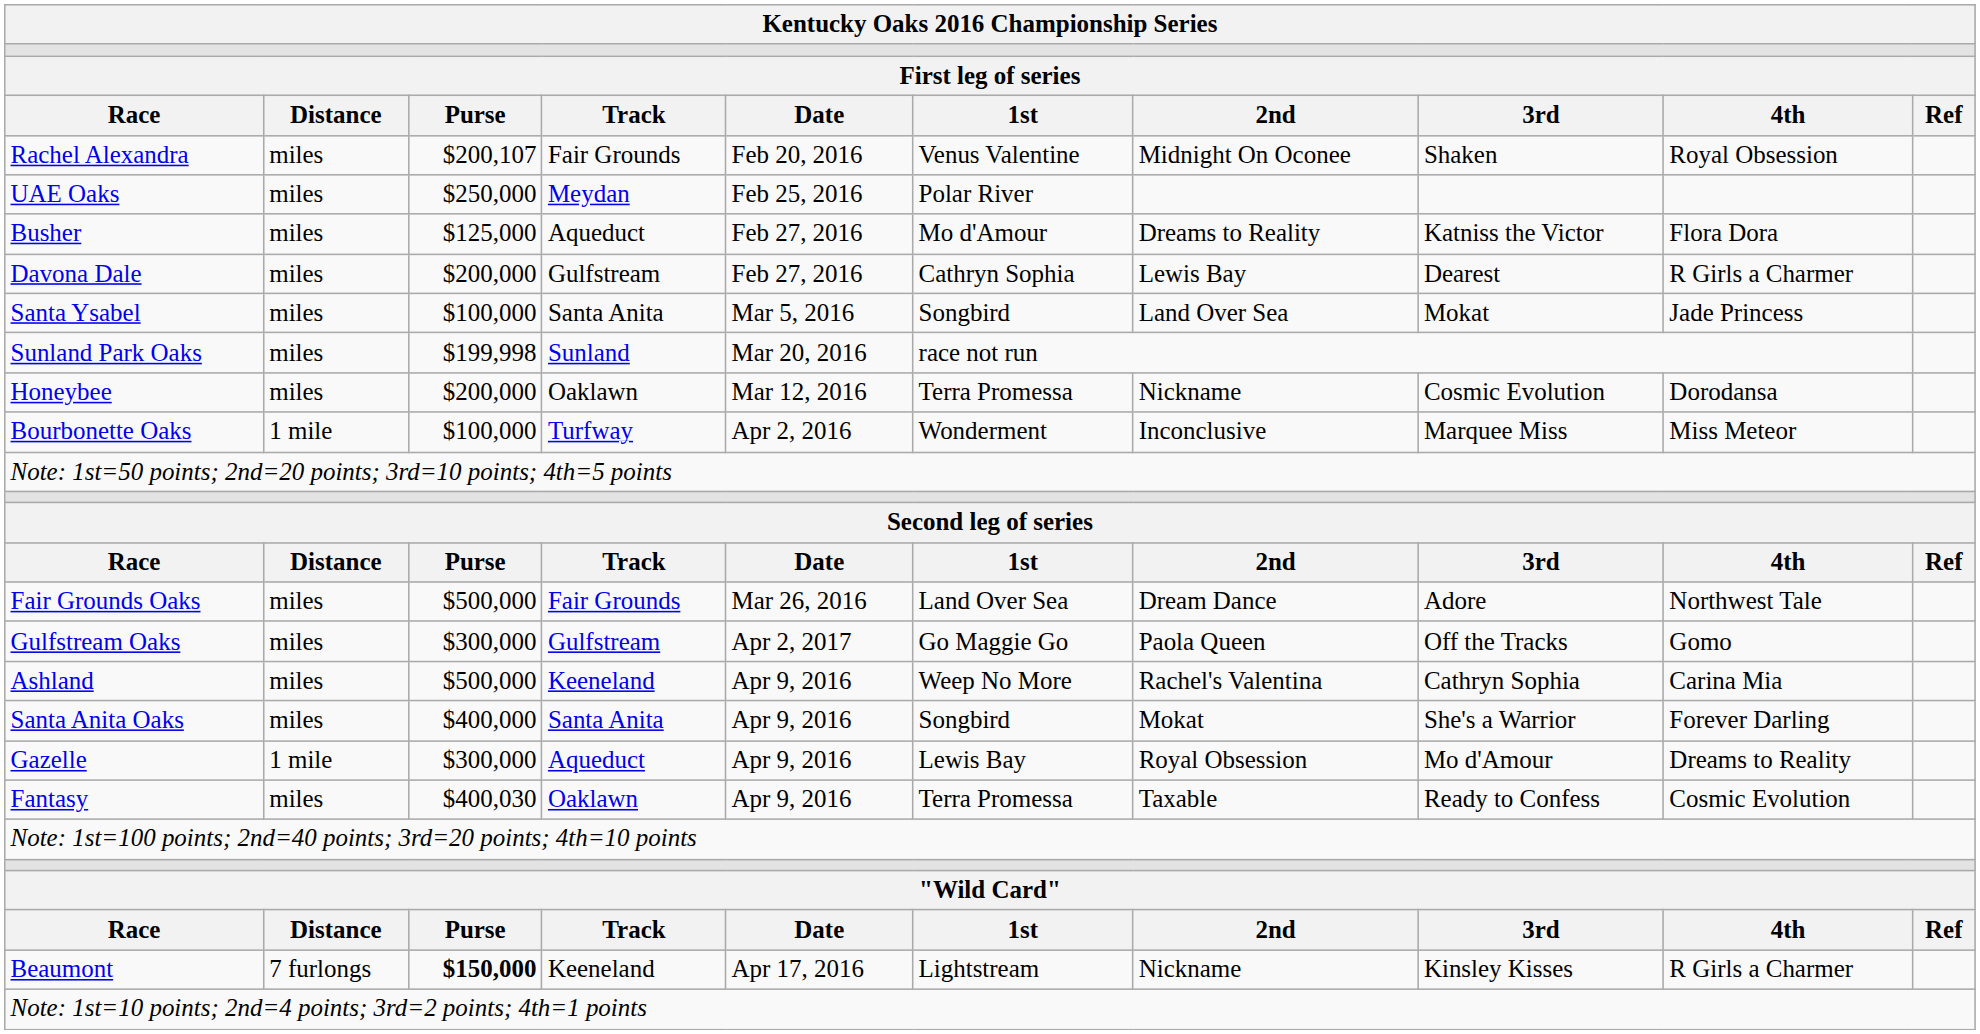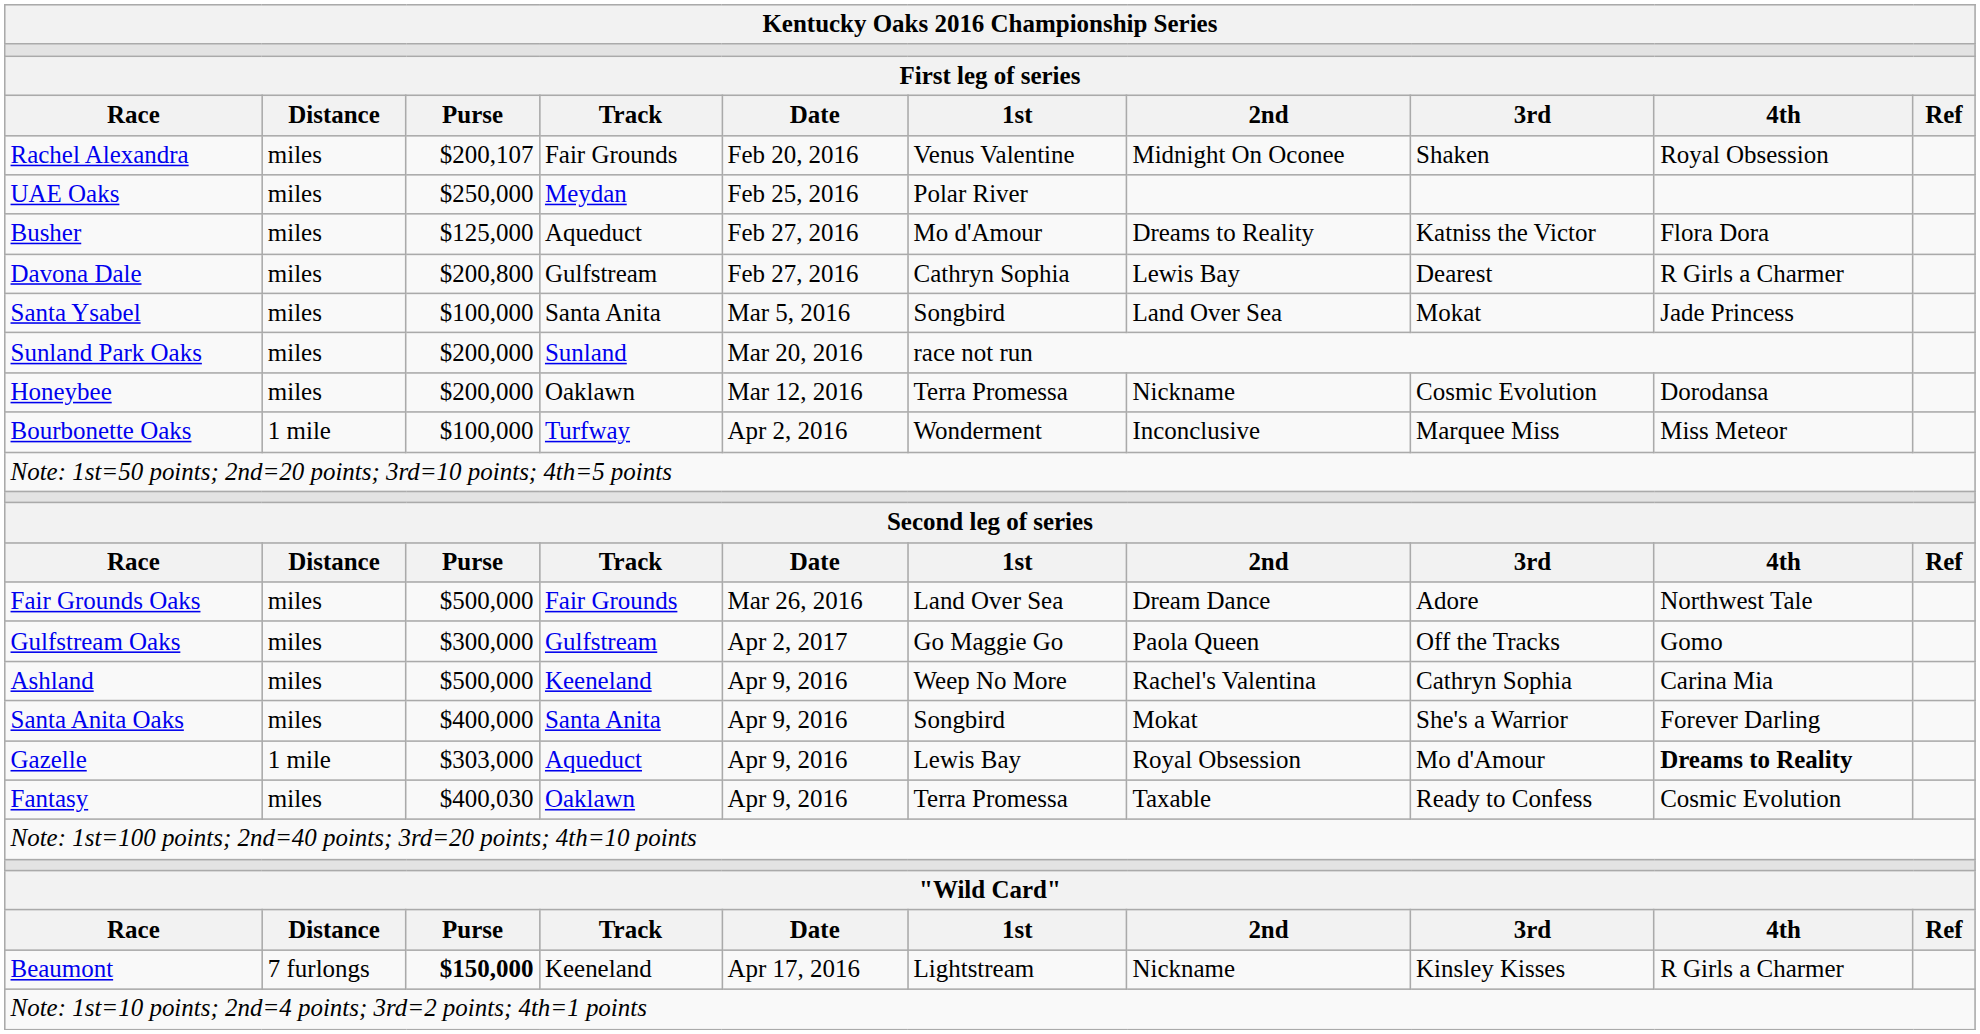(490, 273) $200,000 -> (487, 273) $200,800
(490, 352) $199,998 -> (487, 352) $200,000
(490, 759) $300,000 -> (487, 759) $303,000
(1760, 759) normal -> (1756, 759) bold
